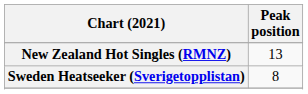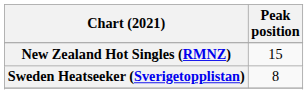(275, 54) 13 -> (275, 54) 15
